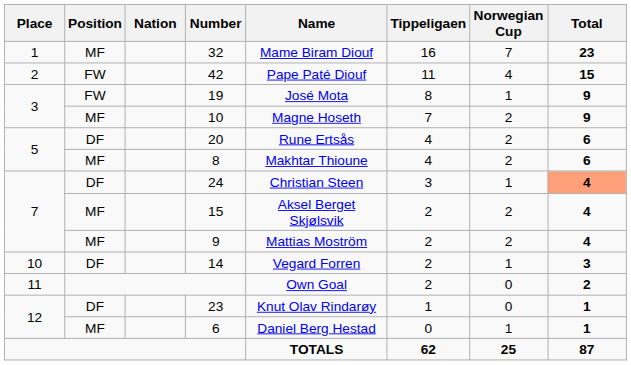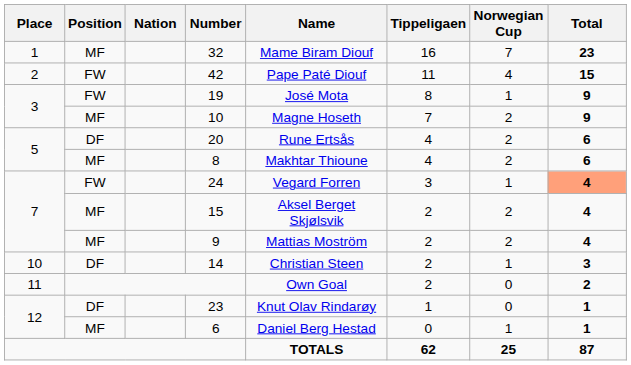(95, 182) DF -> (95, 182) FW
(317, 182) Christian Steen -> (317, 182) Vegard Forren
(317, 263) Vegard Forren -> (317, 263) Christian Steen
